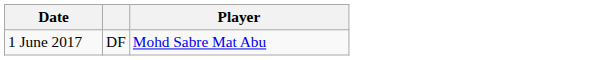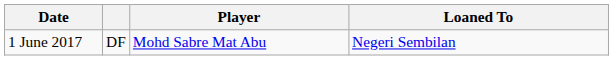+ column: (478, 17)
